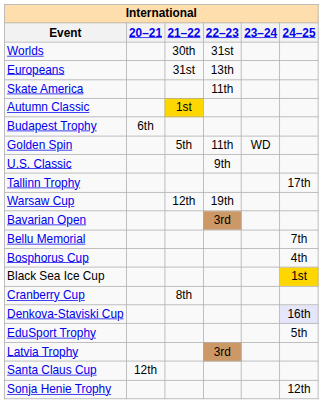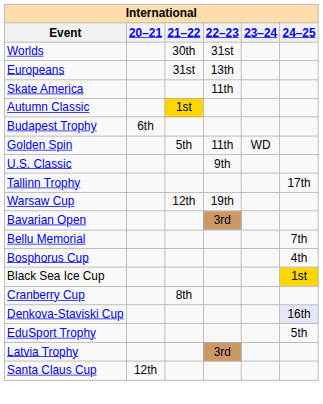- row: (59, 389)
